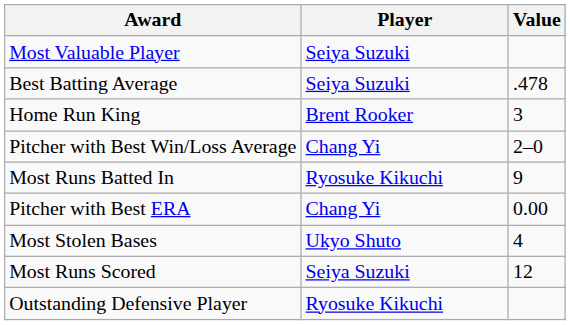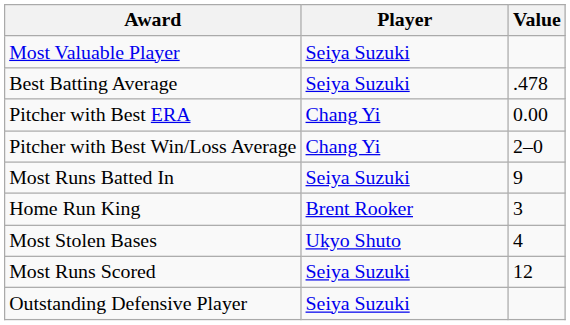rows swapped: (100, 209) <-> (75, 114)
(374, 177) Ryosuke Kikuchi -> (358, 177) Seiya Suzuki
(374, 303) Ryosuke Kikuchi -> (358, 303) Seiya Suzuki
